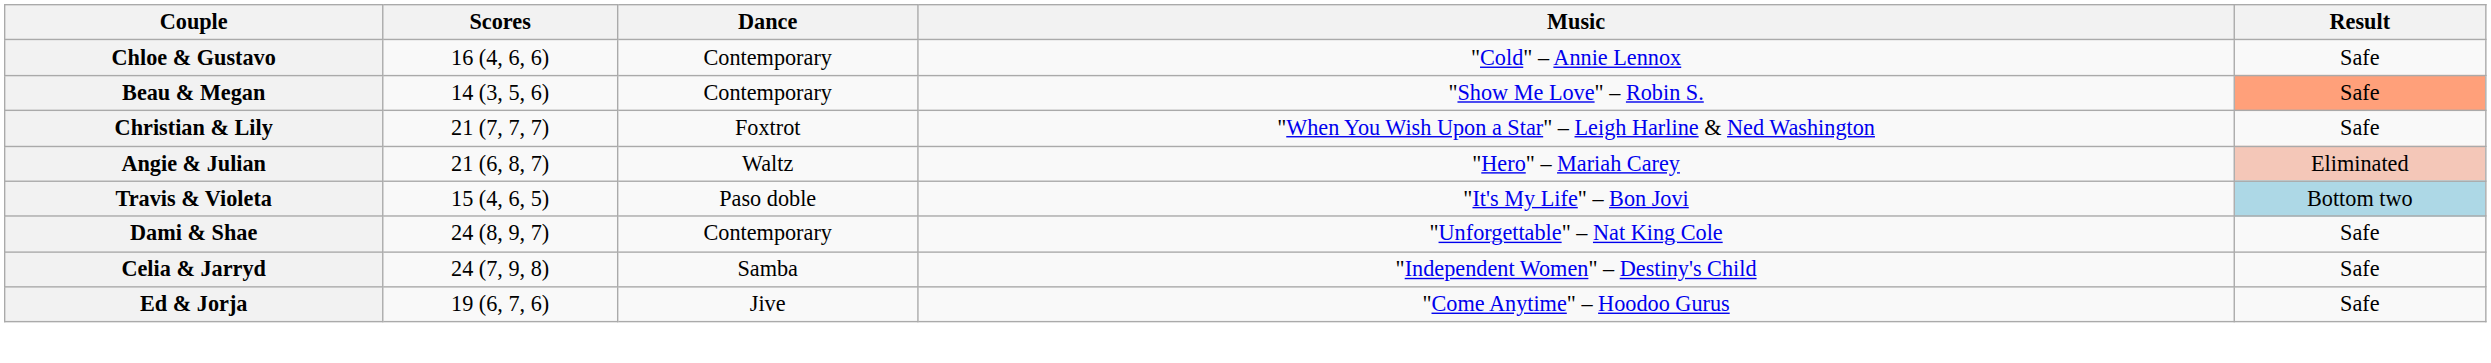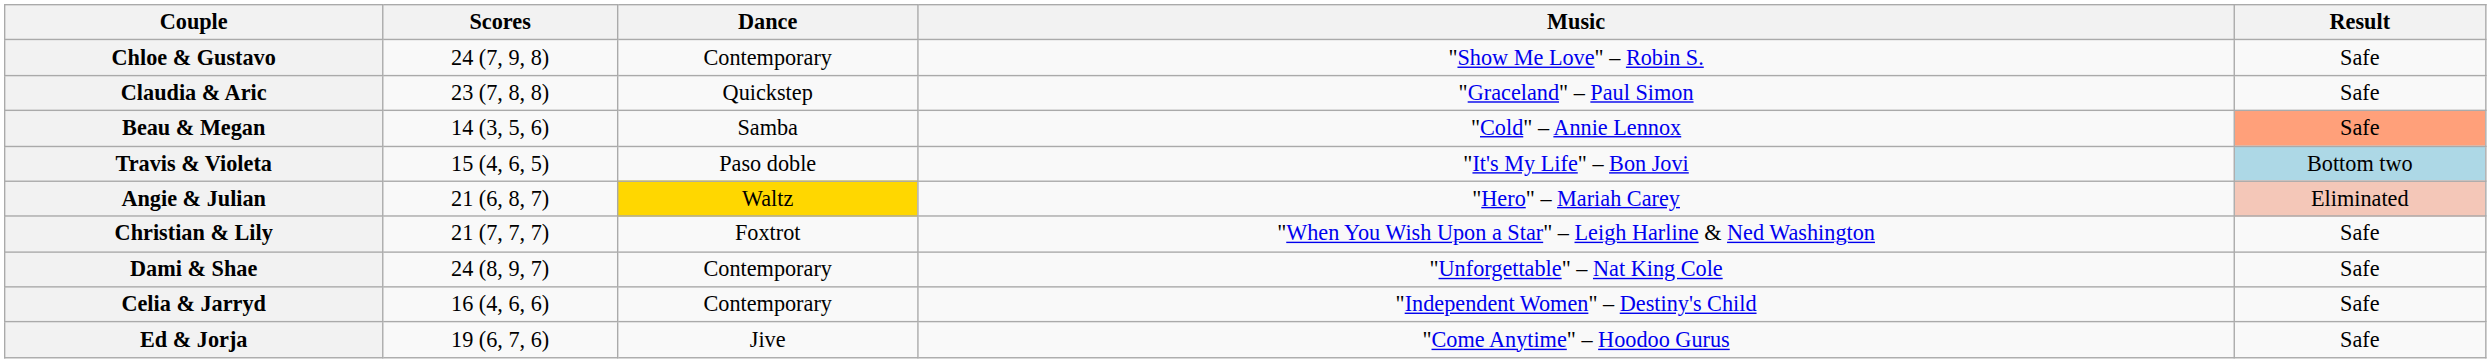(500, 57) 16 (4, 6, 6) -> (500, 57) 24 (7, 9, 8)
(1576, 57) "Cold" – Annie Lennox -> (1576, 57) "Show Me Love" – Robin S.
+ row: (194, 92)
(768, 92) Contemporary -> (768, 127) Samba
(1576, 92) "Show Me Love" – Robin S. -> (1576, 127) "Cold" – Annie Lennox
rows swapped: (194, 198) <-> (194, 127)
(768, 163) no background -> (768, 198) gold background
(500, 269) 24 (7, 9, 8) -> (500, 304) 16 (4, 6, 6)
(768, 269) Samba -> (768, 304) Contemporary
